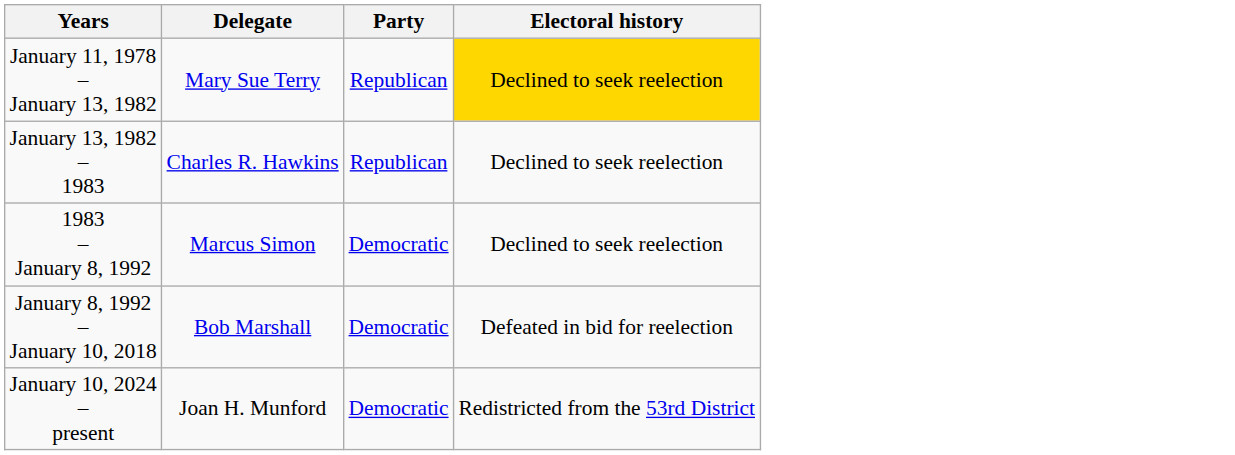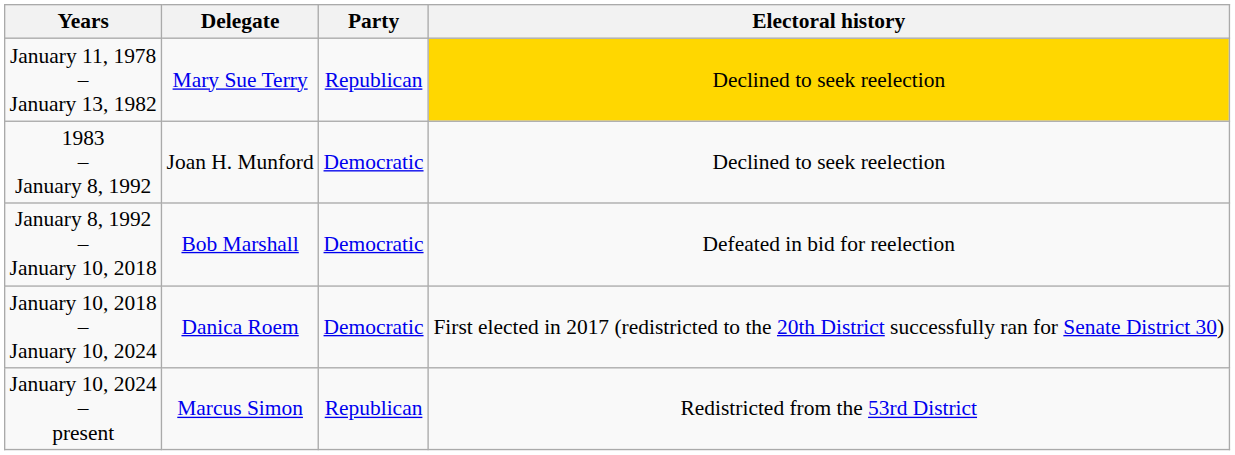- row: (83, 161)
(253, 244) Marcus Simon -> (240, 161) Joan H. Munford
+ row: (83, 326)
(253, 408) Joan H. Munford -> (240, 408) Marcus Simon
(399, 408) Democratic -> (374, 408) Republican
